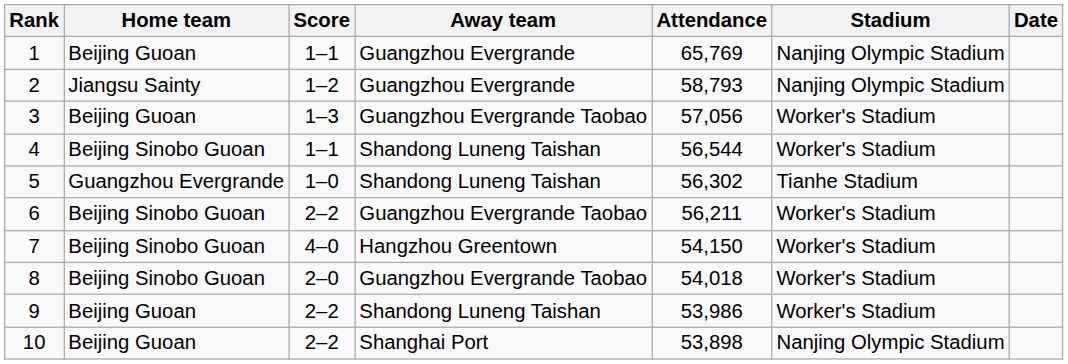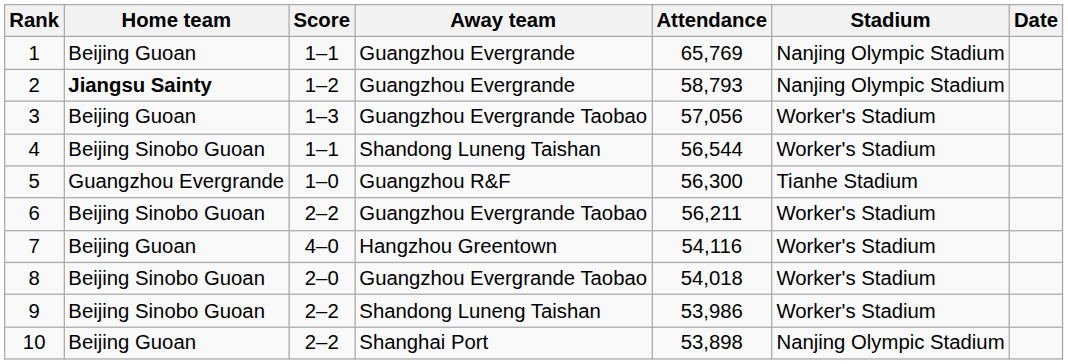(134, 85) normal -> (140, 85) bold
(480, 181) Shandong Luneng Taishan -> (435, 181) Guangzhou R&F
(712, 181) 56,302 -> (712, 181) 56,300
(167, 246) Beijing Sinobo Guoan -> (132, 246) Beijing Guoan
(712, 246) 54,150 -> (712, 246) 54,116
(132, 310) Beijing Guoan -> (167, 310) Beijing Sinobo Guoan
